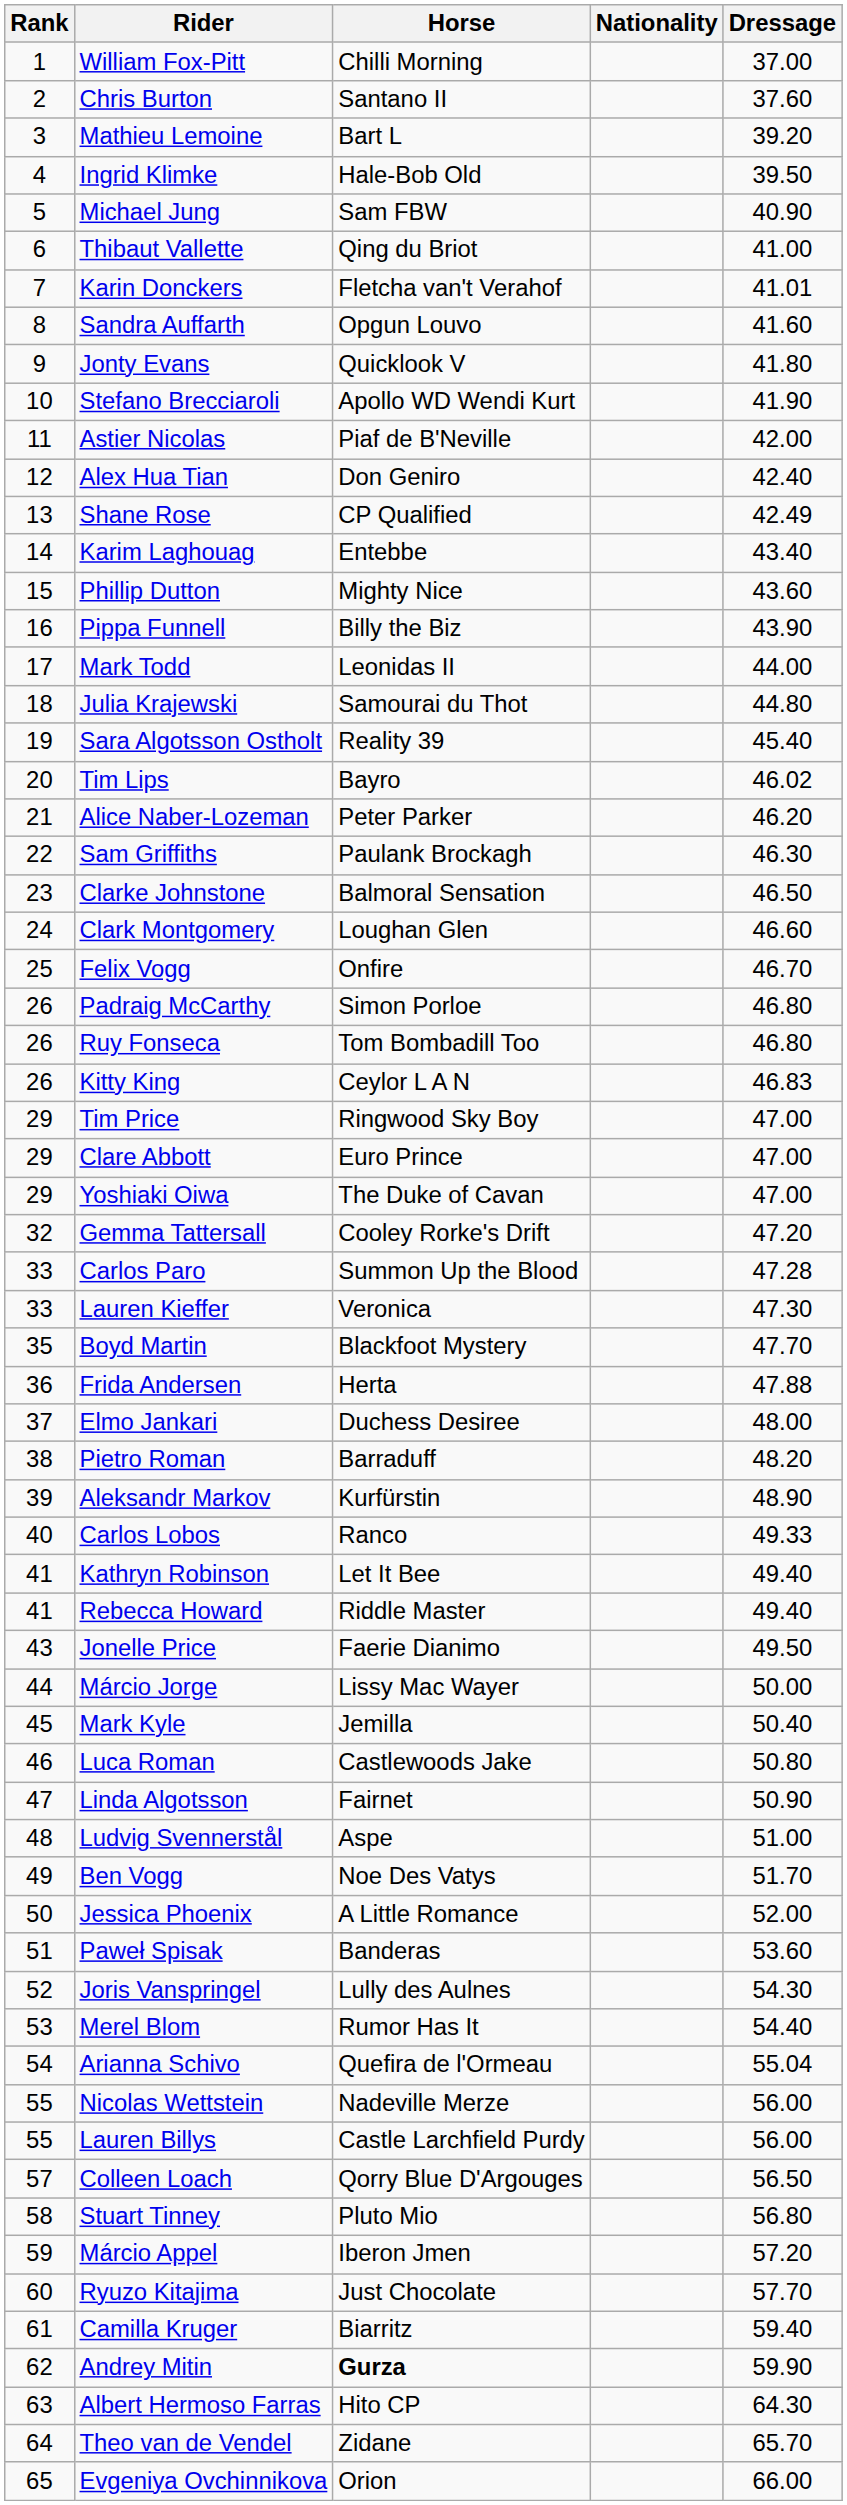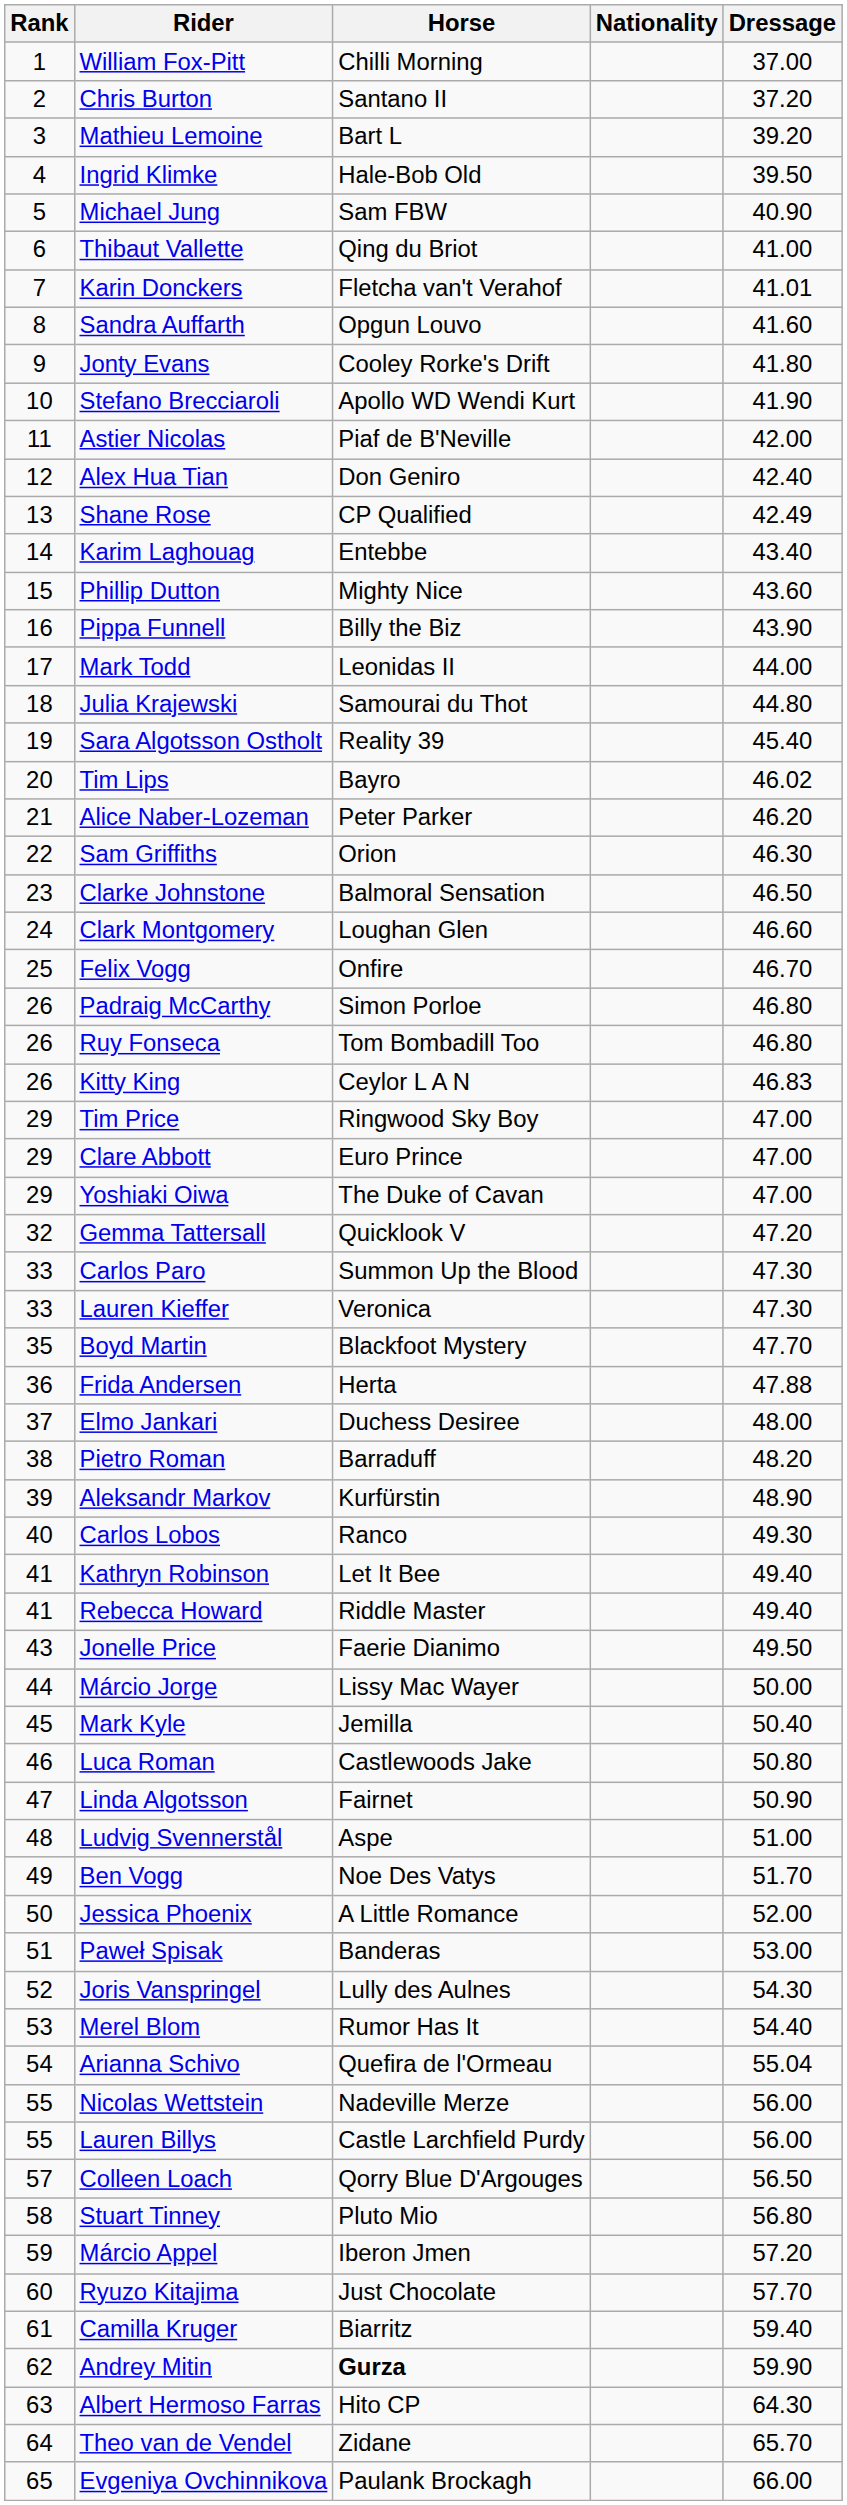(782, 99) 37.60 -> (782, 99) 37.20
(402, 363) Quicklook V -> (444, 363) Cooley Rorke's Drift
(435, 855) Paulank Brockagh -> (367, 855) Orion
(444, 1233) Cooley Rorke's Drift -> (402, 1233) Quicklook V
(782, 1271) 47.28 -> (782, 1271) 47.30
(782, 1535) 49.33 -> (782, 1535) 49.30
(782, 1951) 53.60 -> (782, 1951) 53.00
(367, 2480) Orion -> (435, 2480) Paulank Brockagh
